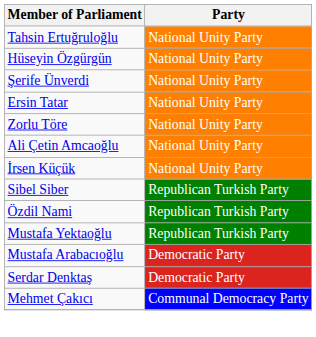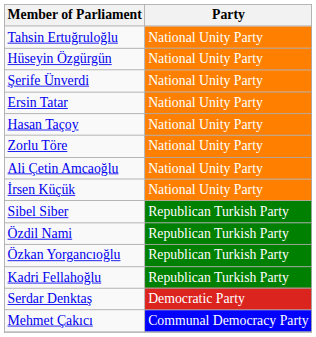+ row: (43, 124)
+ row: (64, 255)
- row: (60, 233)
+ row: (54, 277)
- row: (65, 255)
